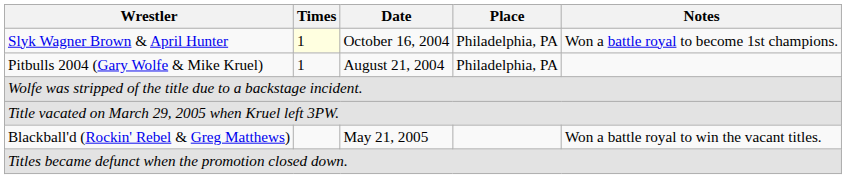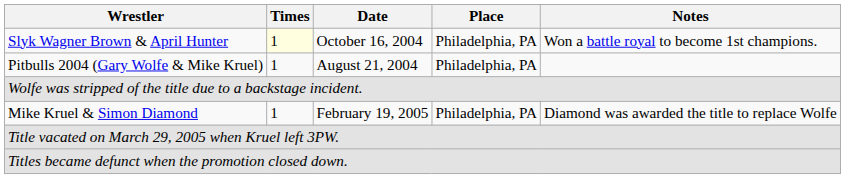+ row: (103, 112)
- row: (149, 137)
